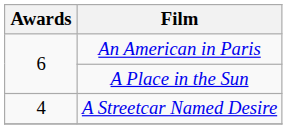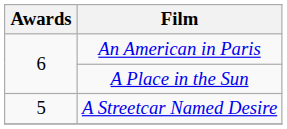(41, 108) 4 -> (41, 108) 5
